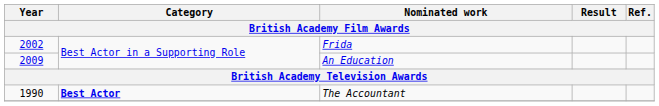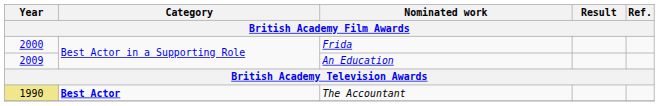(31, 45) 2002 -> (31, 45) 2000
(31, 93) no background -> (31, 93) khaki background
